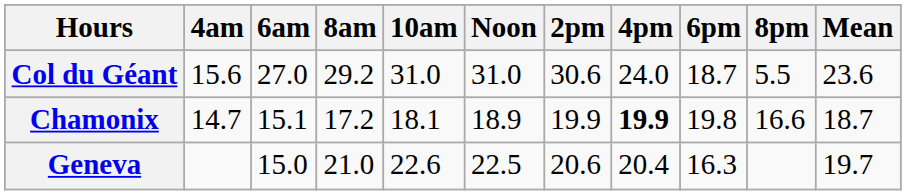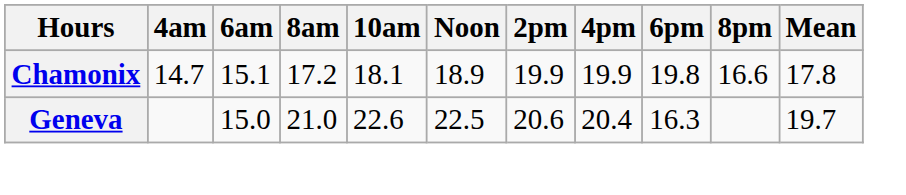- row: (94, 73)
(644, 119) bold -> (607, 73) normal
(848, 119) 18.7 -> (811, 73) 17.8
